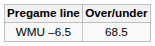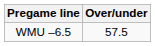(116, 32) 68.5 -> (116, 32) 57.5
